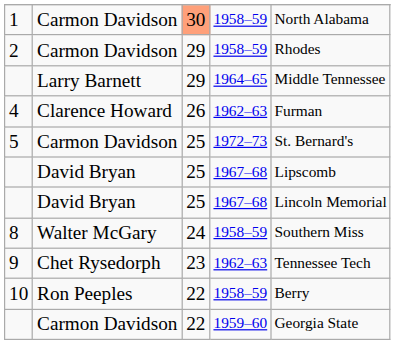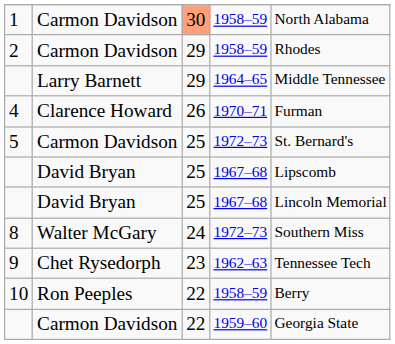(240, 111) 1962–63 -> (240, 111) 1970–71
(240, 232) 1958–59 -> (240, 232) 1972–73
